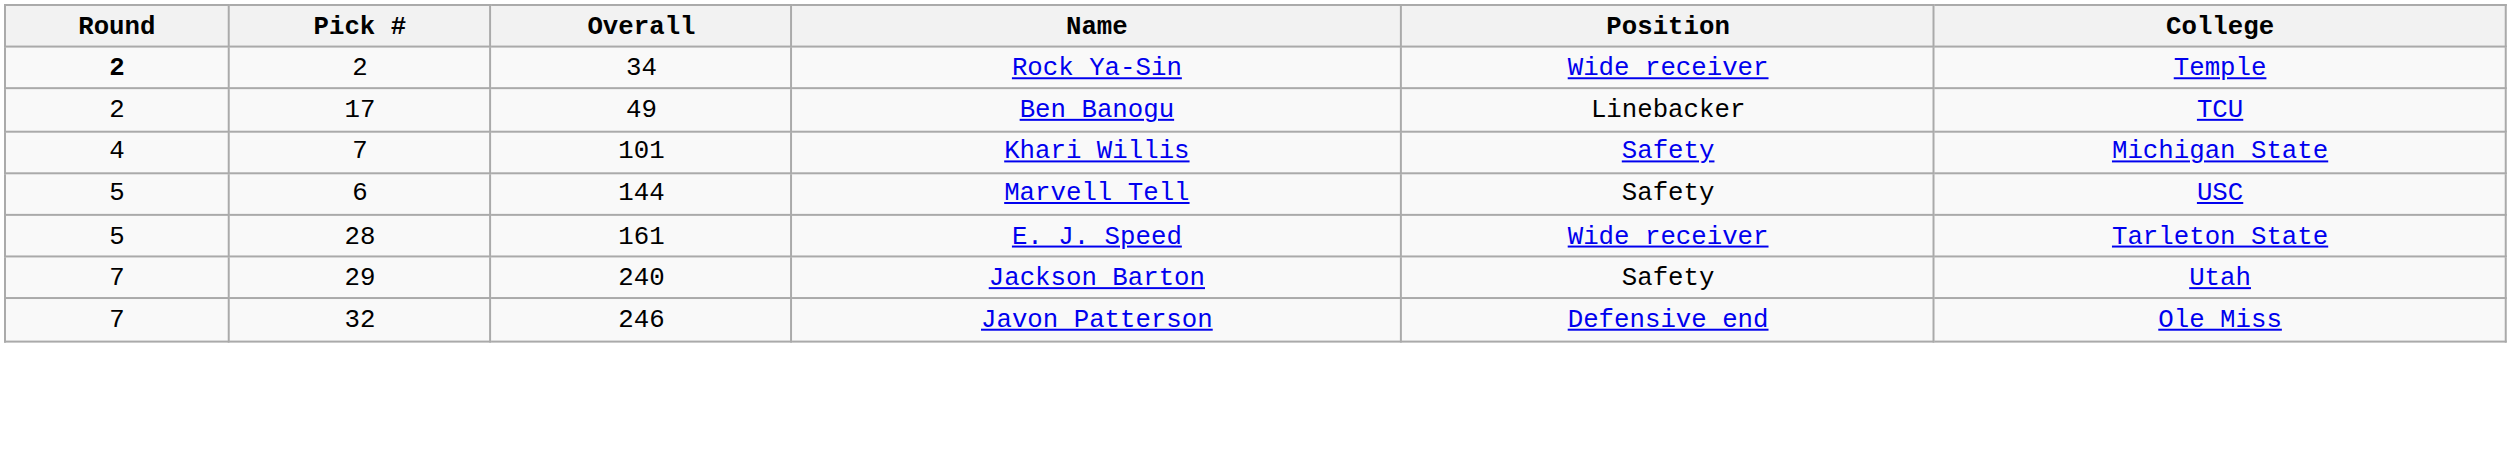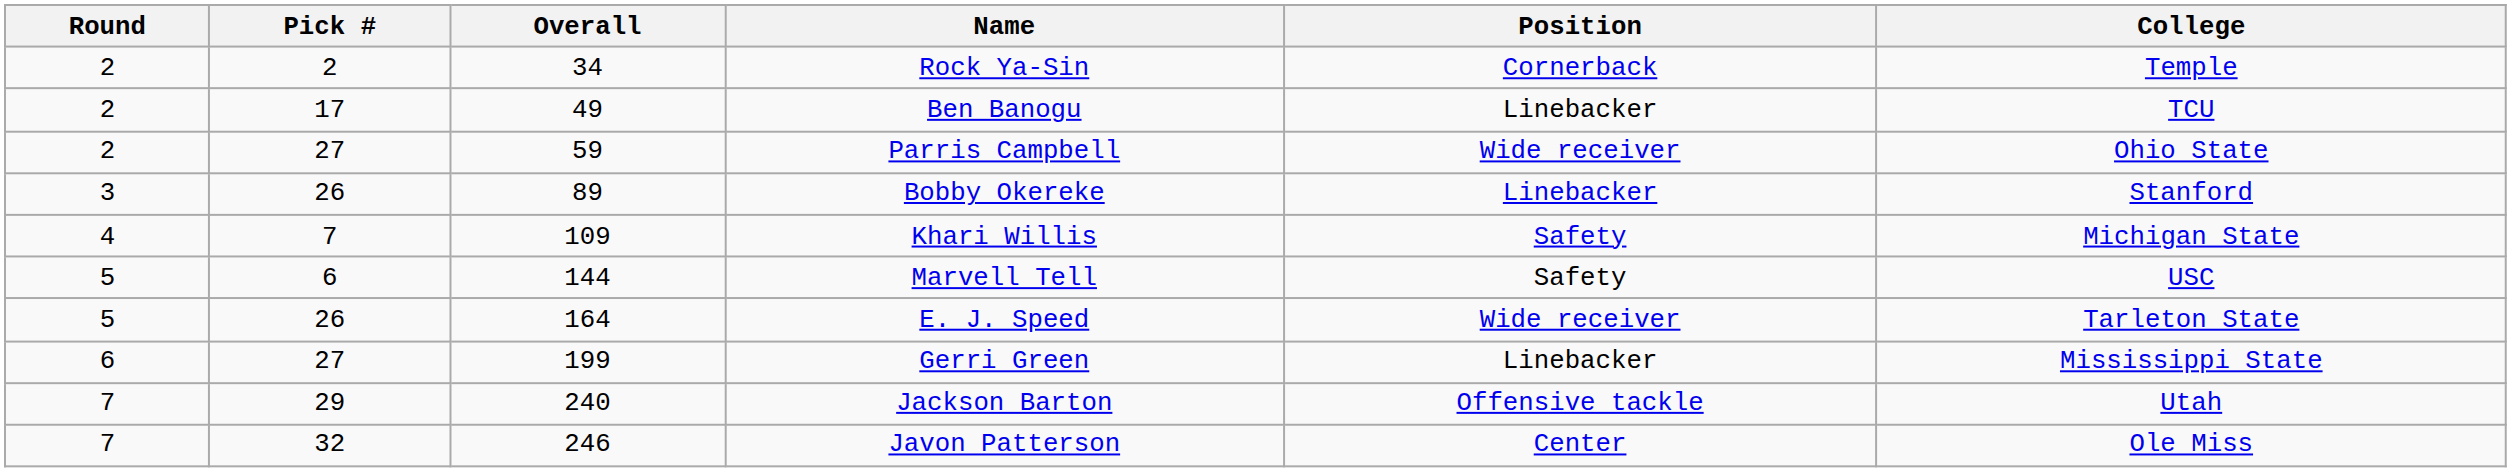(117, 68) bold -> (107, 68) normal
(1668, 68) Wide receiver -> (1580, 68) Cornerback
+ row: (1004, 152)
+ row: (1004, 194)
(641, 152) 101 -> (588, 236) 109
(360, 236) 28 -> (330, 320) 26
(641, 236) 161 -> (588, 320) 164
+ row: (1004, 362)
(1668, 278) Safety -> (1580, 404) Offensive tackle
(1668, 320) Defensive end -> (1580, 445) Center
